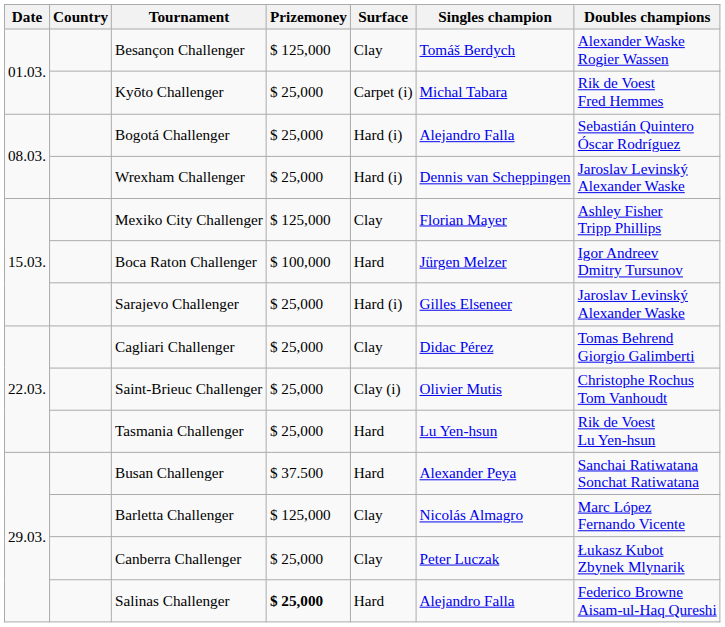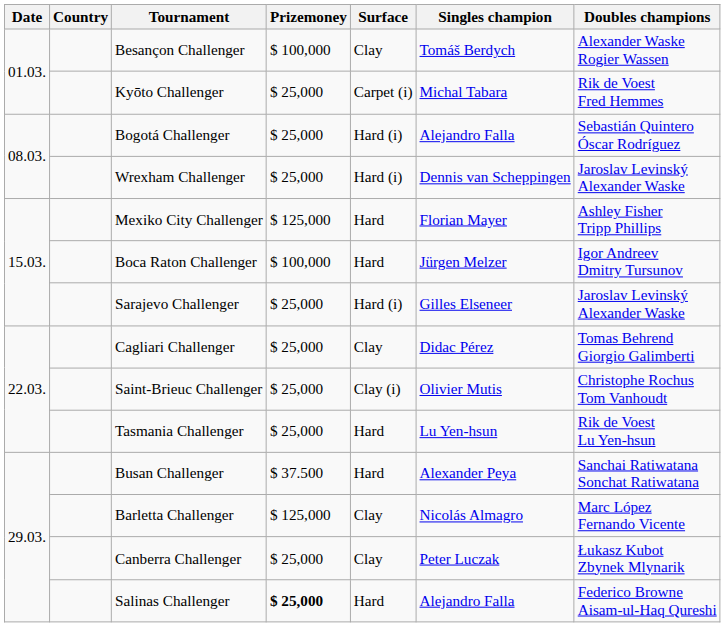(300, 49) $ 125,000 -> (300, 49) $ 100,000
(368, 219) Clay -> (369, 219) Hard
